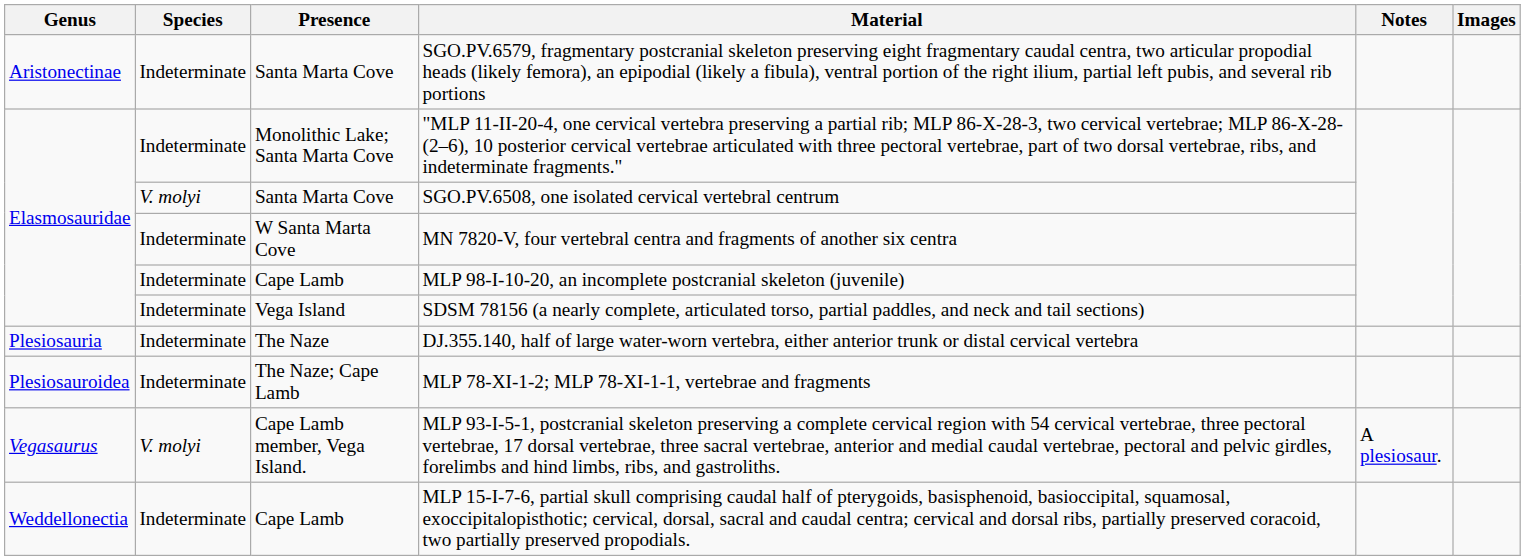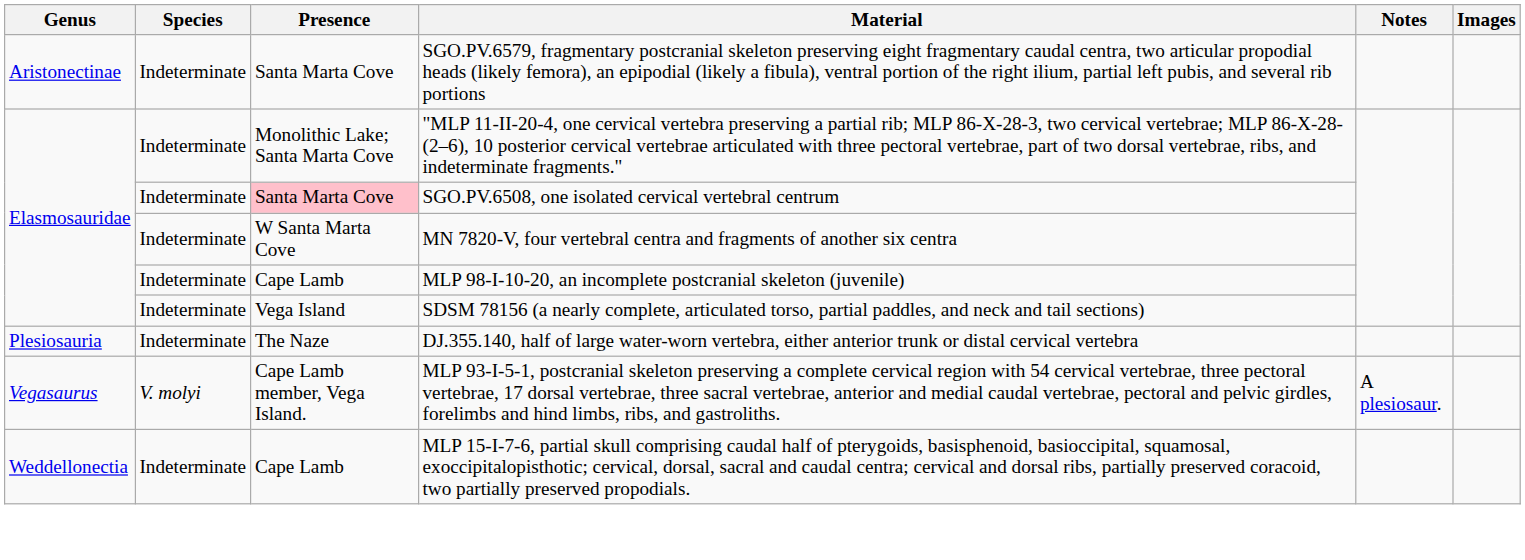(170, 197) V. molyi -> (193, 197) Indeterminate
(324, 197) no background -> (324, 197) pink background
- row: (647, 382)
